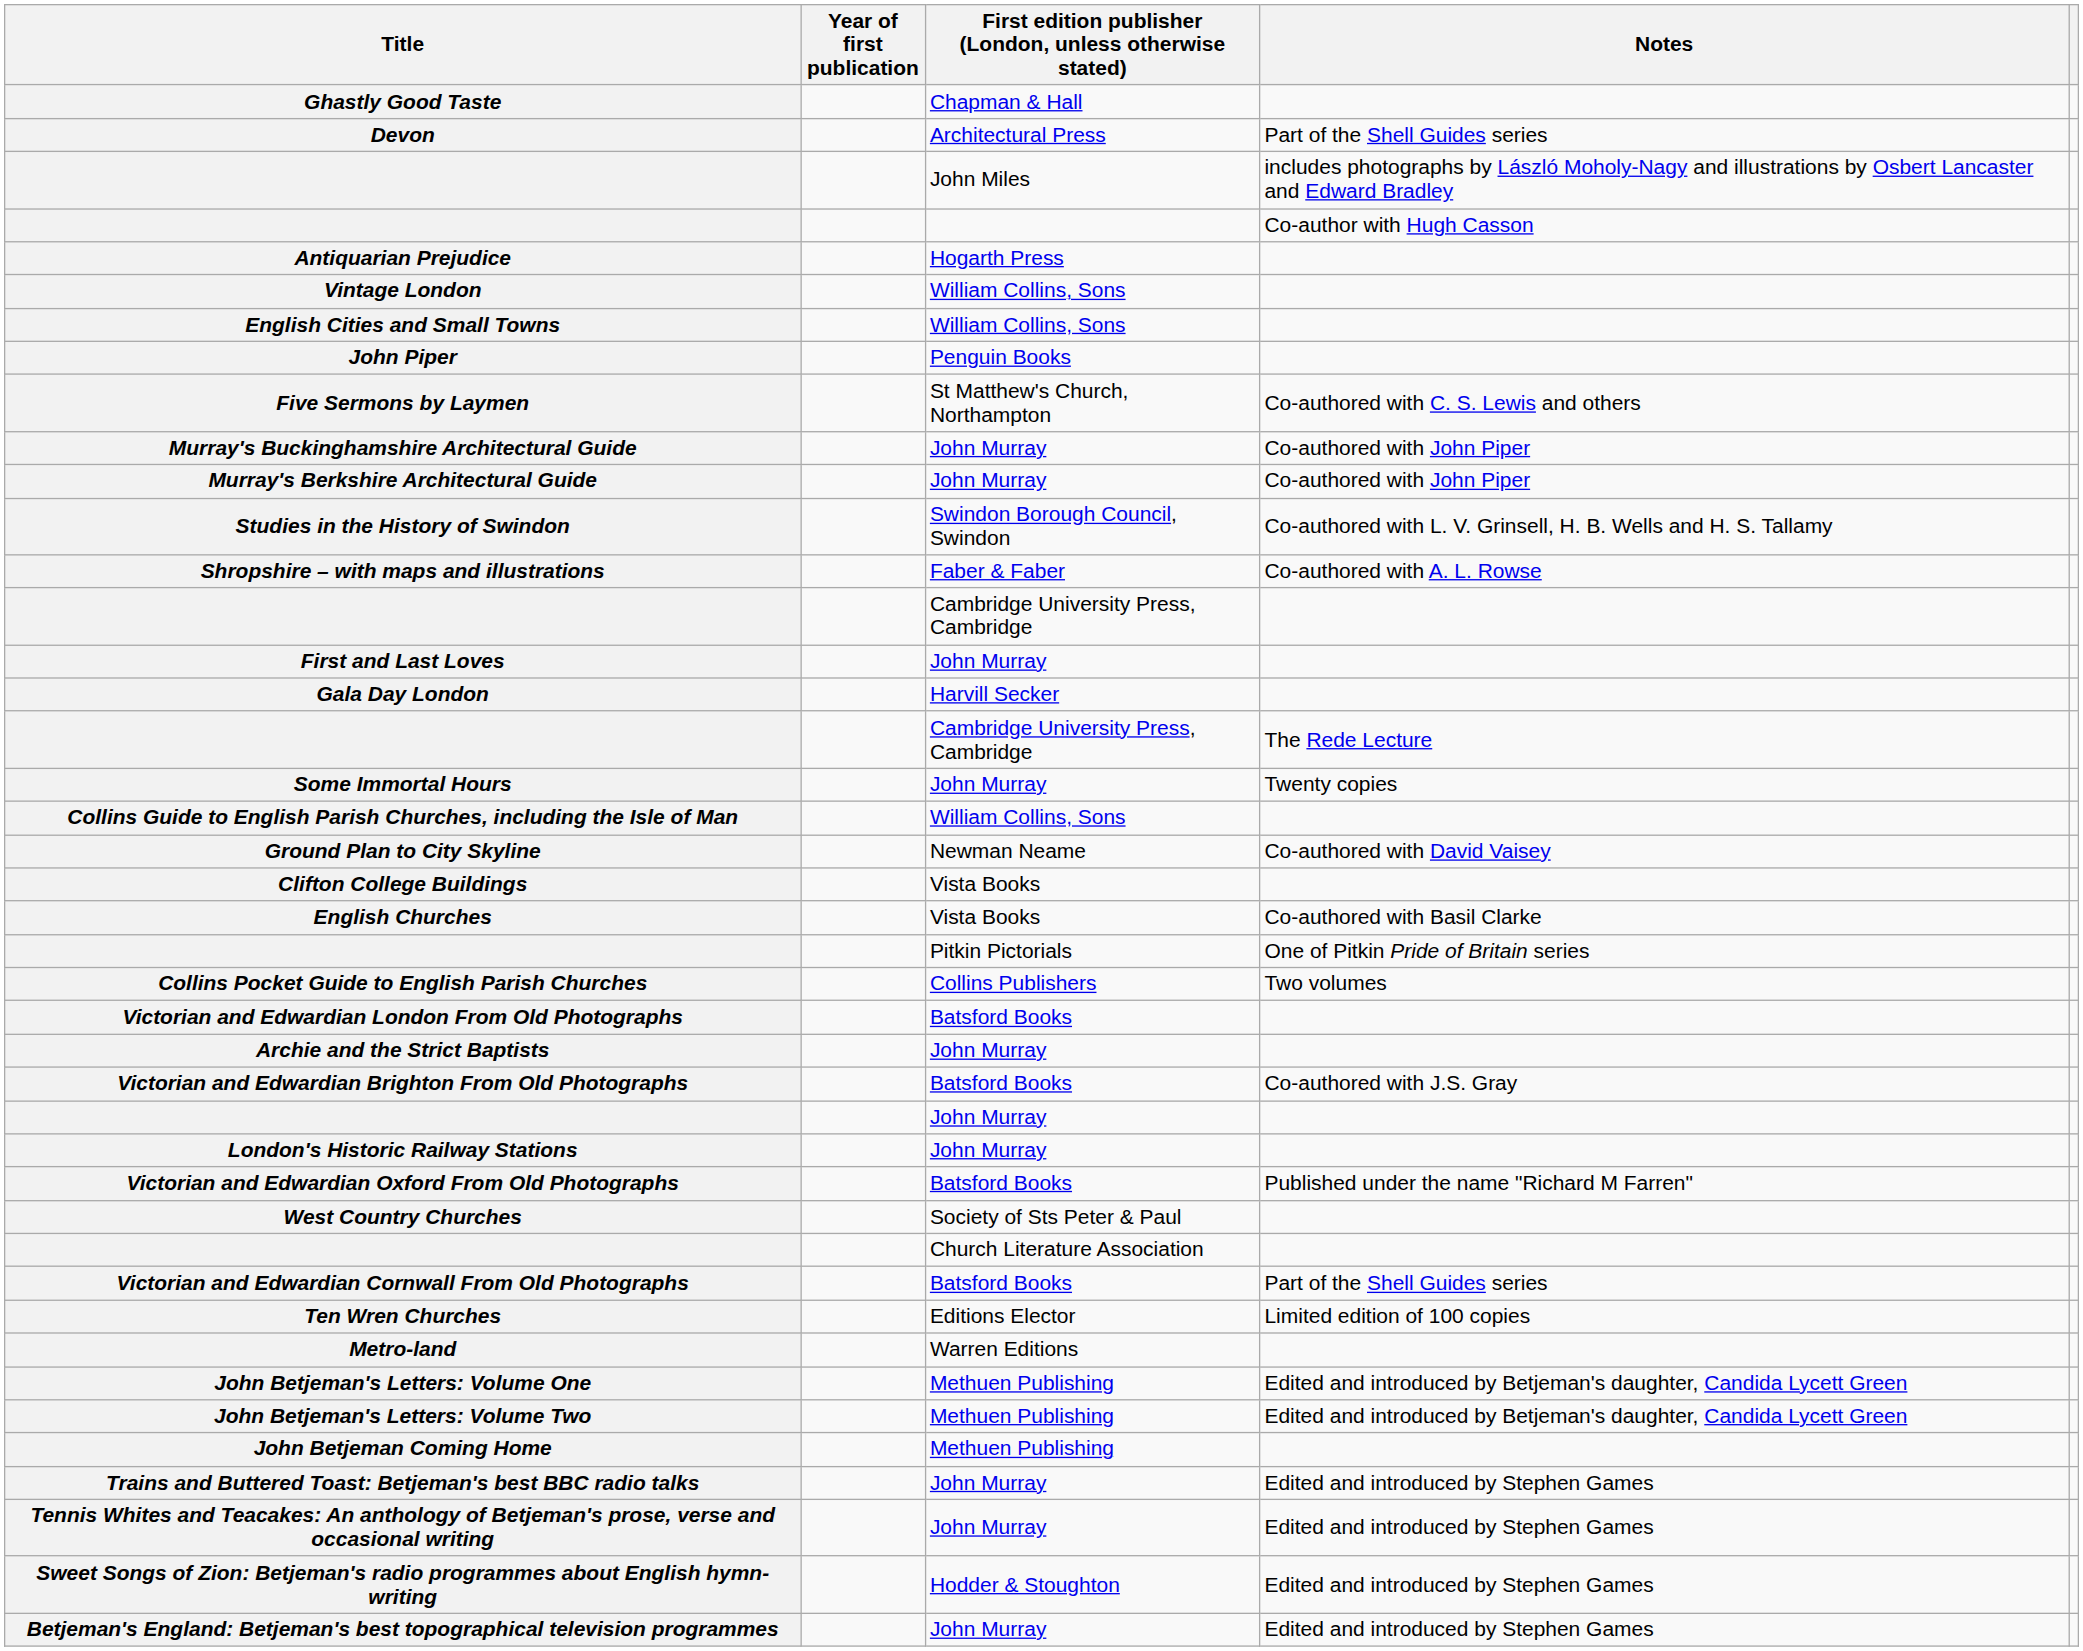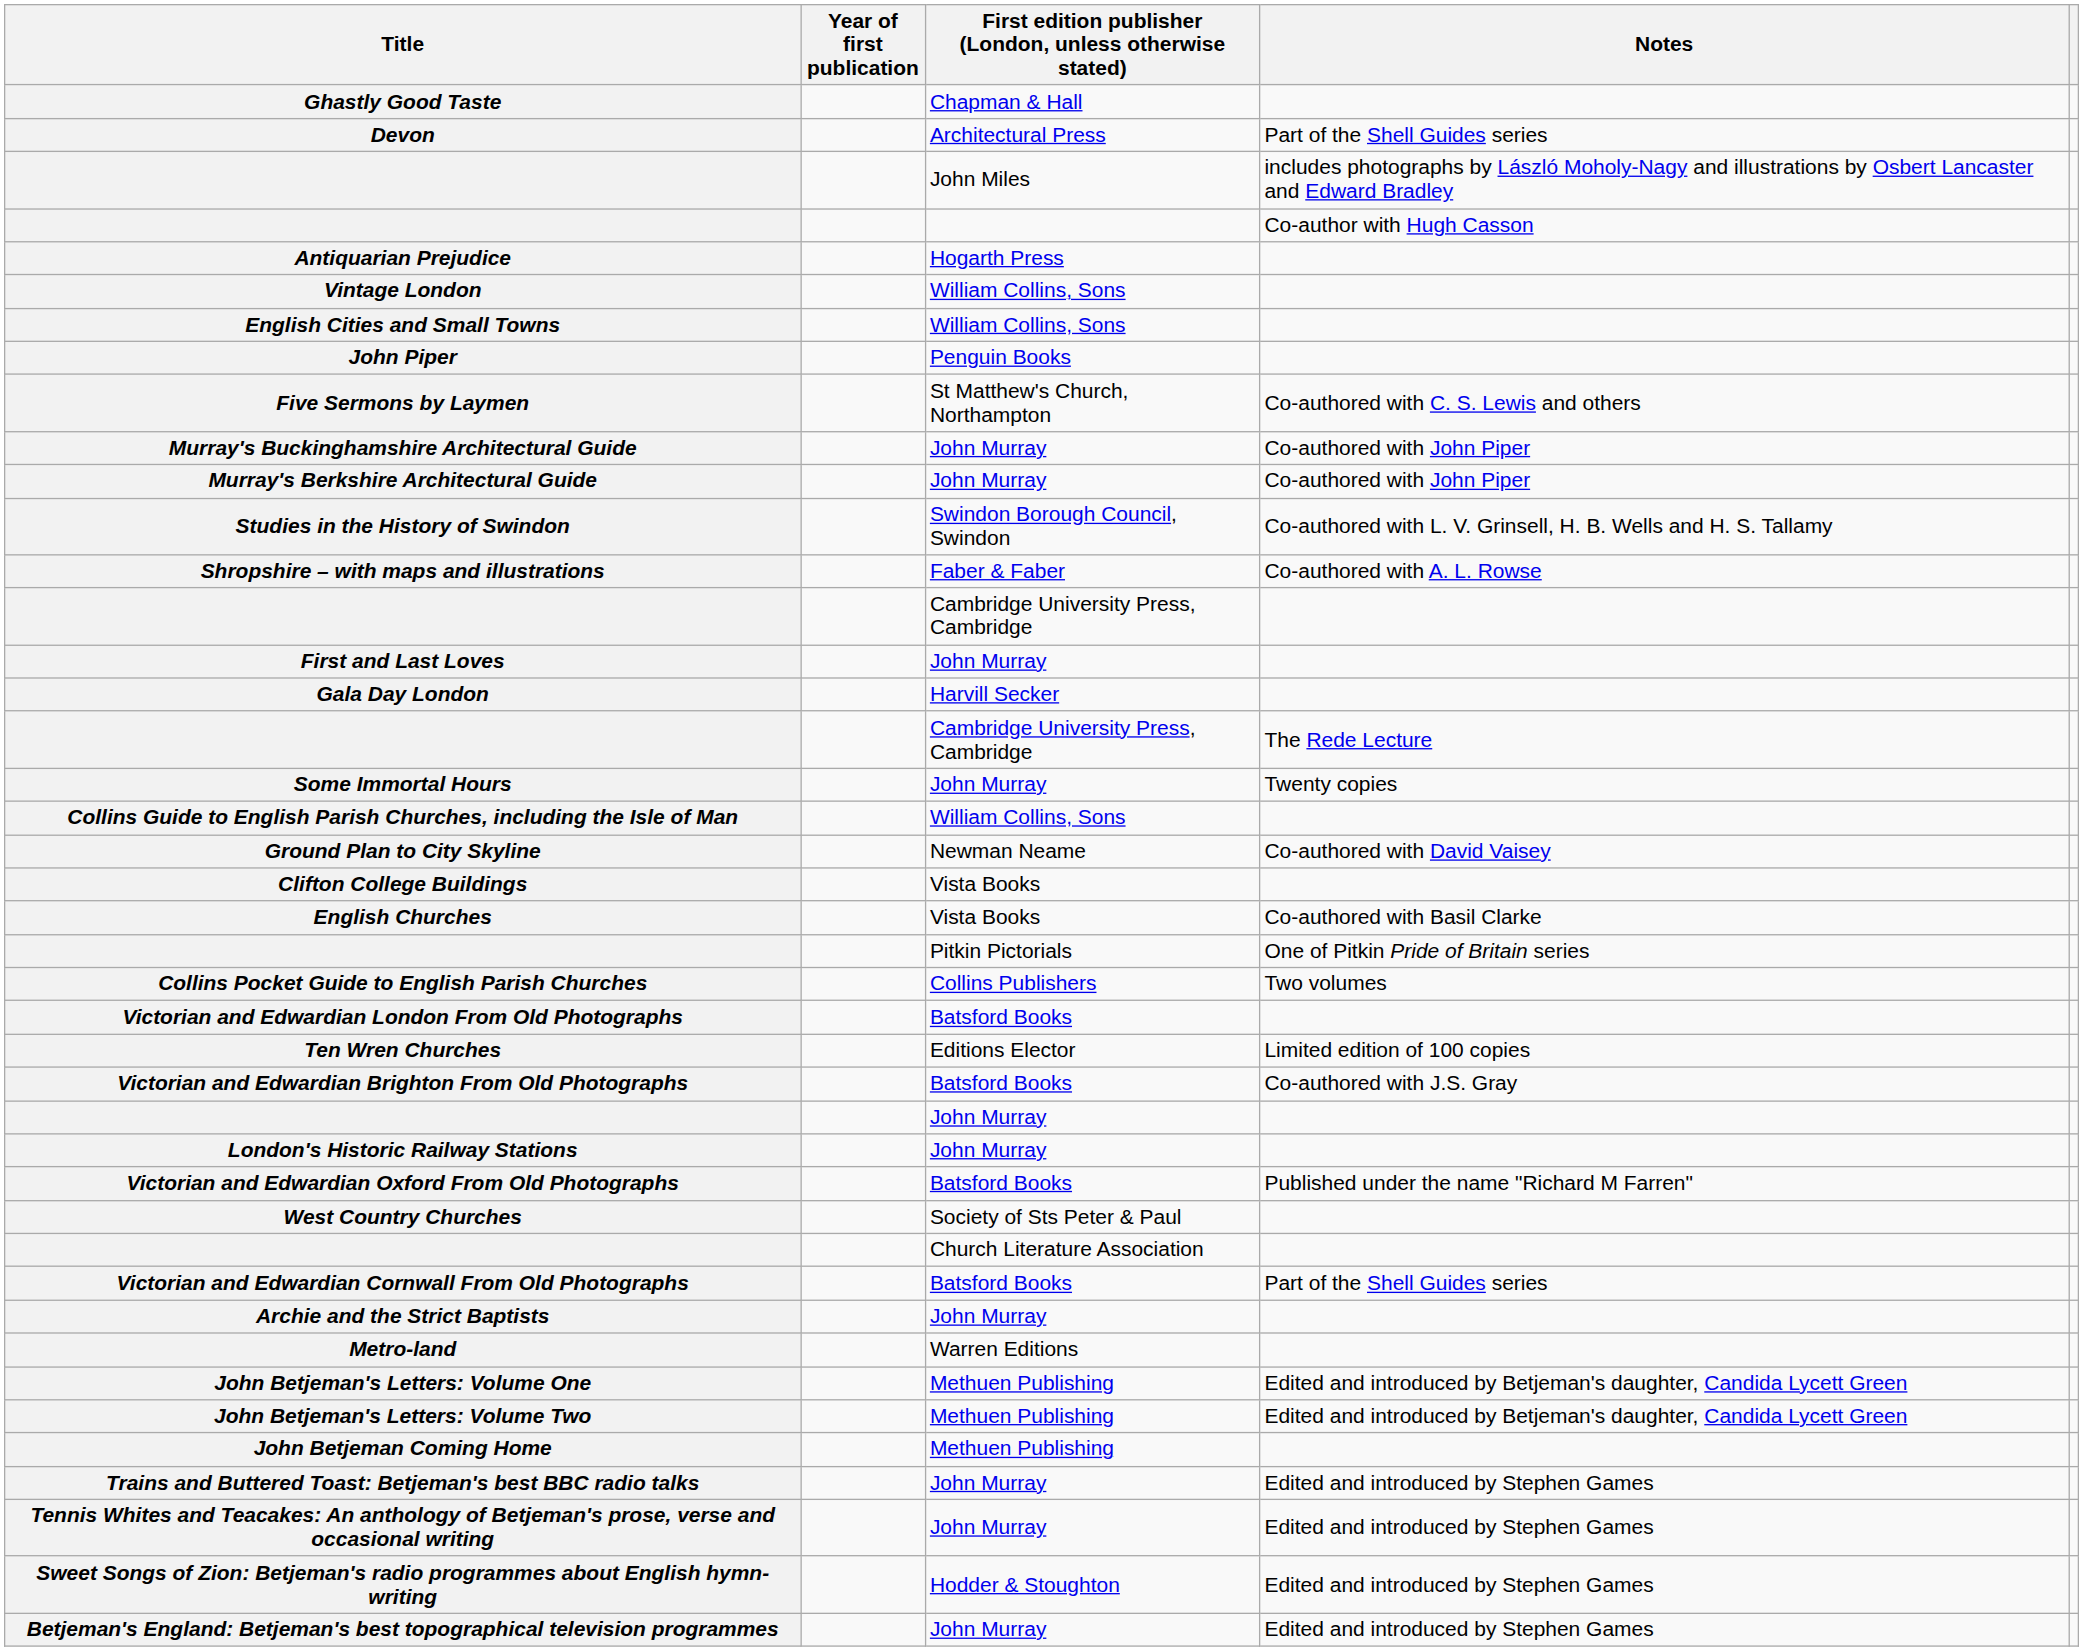rows swapped: (403, 1316) <-> (403, 1050)
